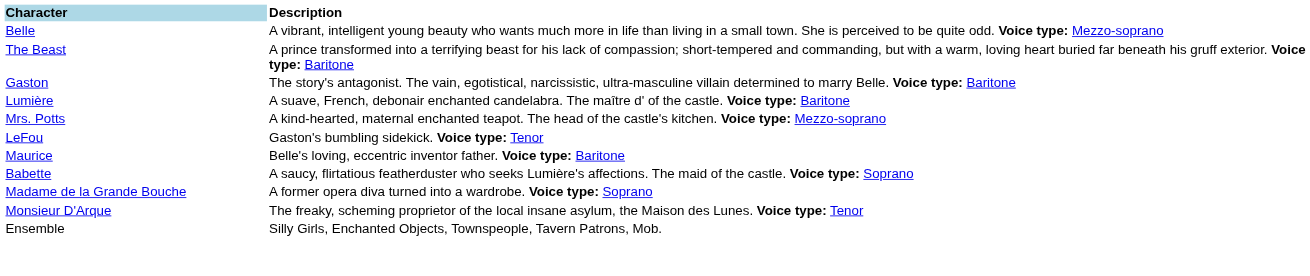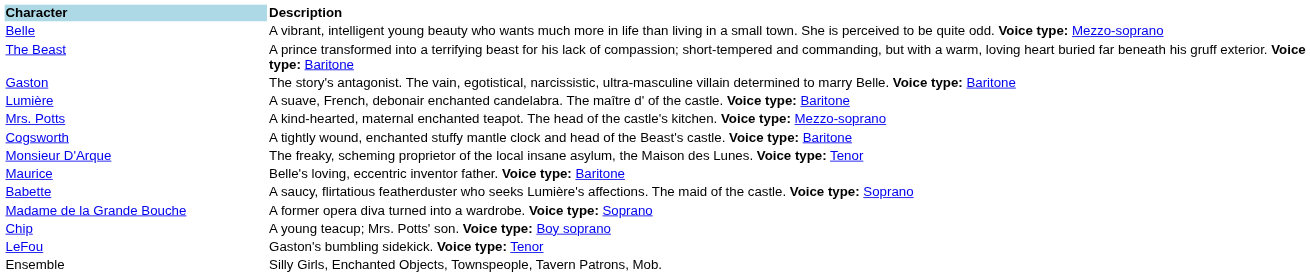+ row: (37, 137)
rows swapped: (24, 137) <-> (58, 210)
+ row: (19, 228)
